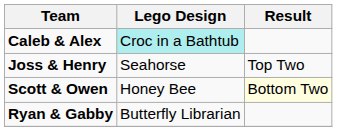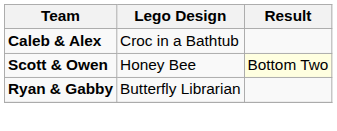(179, 41) paleturquoise background -> (179, 41) no background
- row: (57, 65)
